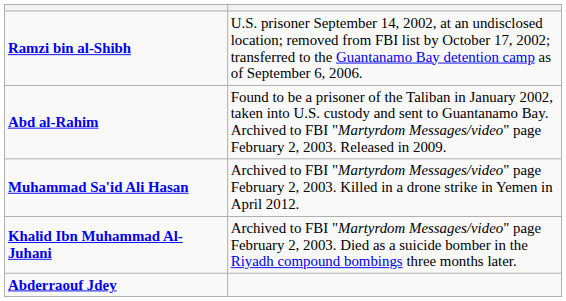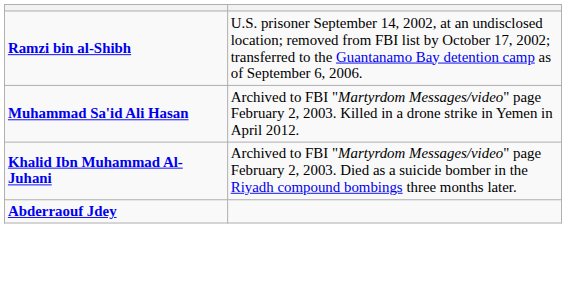- row: (53, 122)
